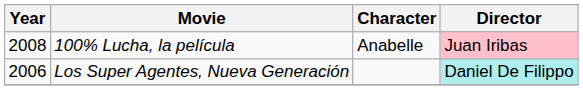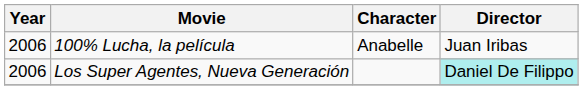(27, 45) 2008 -> (27, 45) 2006
(486, 45) pink background -> (486, 45) no background
